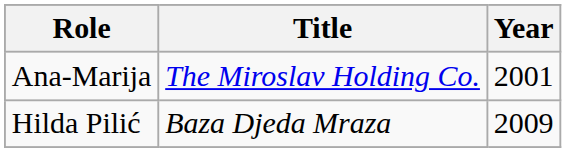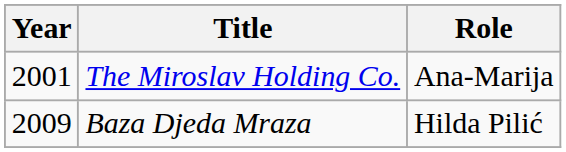columns swapped: (524, 28) <-> (82, 28)
